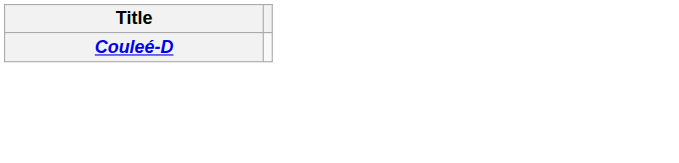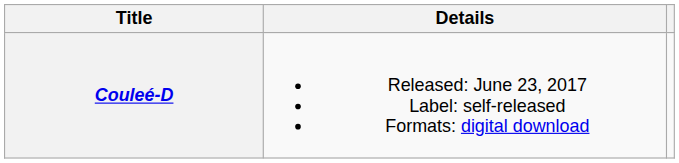+ column: (465, 18)
